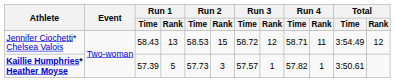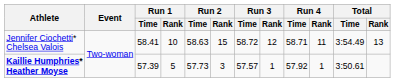(148, 43) 58.43 -> (148, 43) 58.41
(173, 43) 13 -> (173, 43) 10
(198, 43) 58.53 -> (198, 43) 58.63
(378, 43) 12 -> (378, 43) 13
(297, 66) 57.82 -> (297, 66) 57.92
